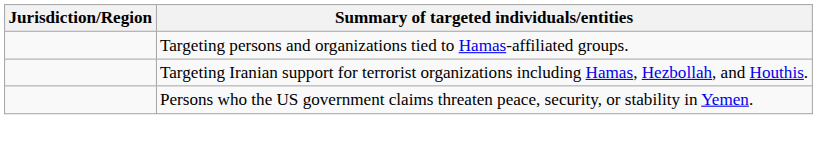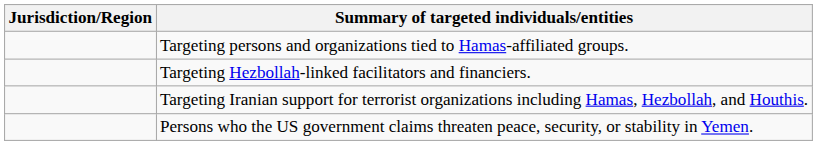+ row: (345, 72)
